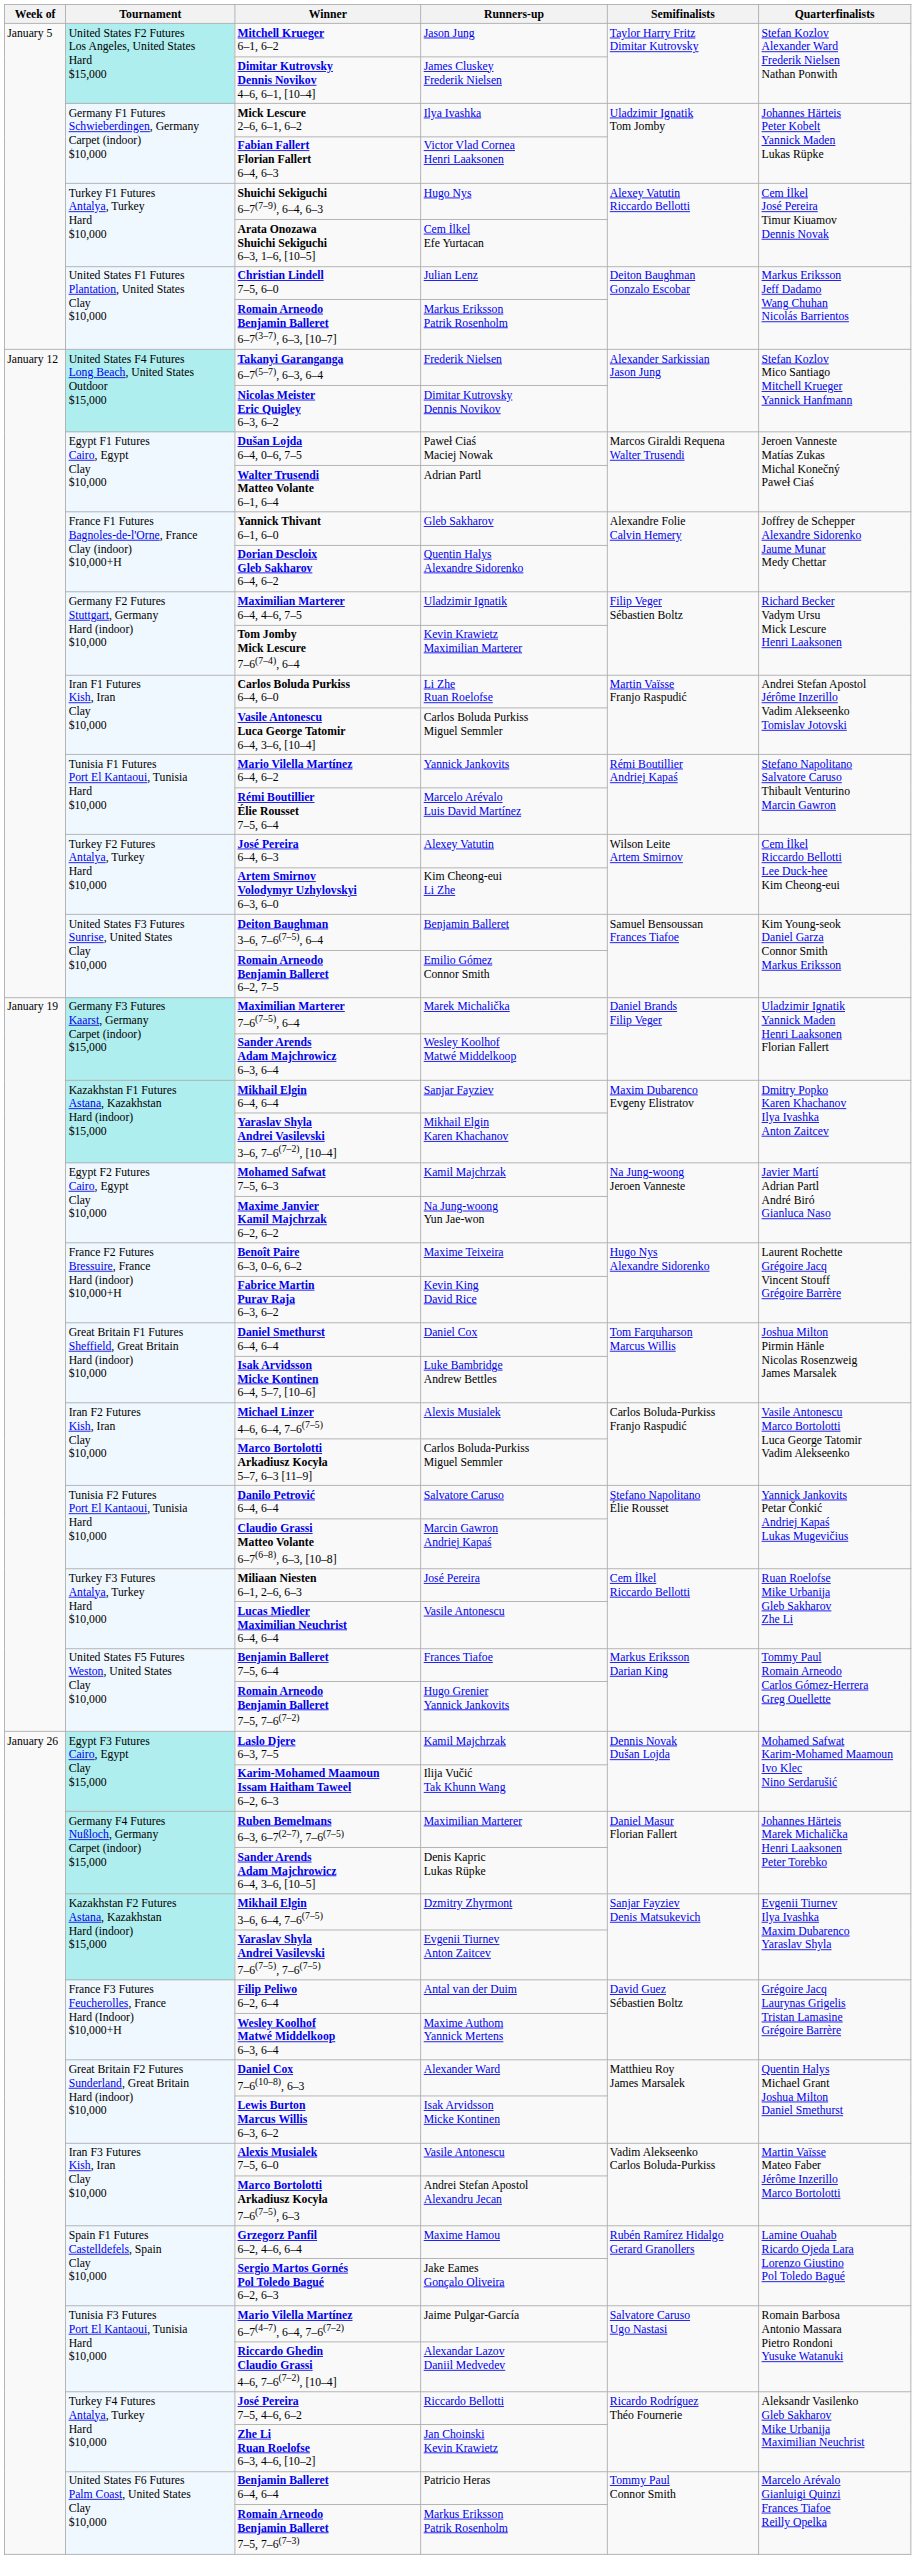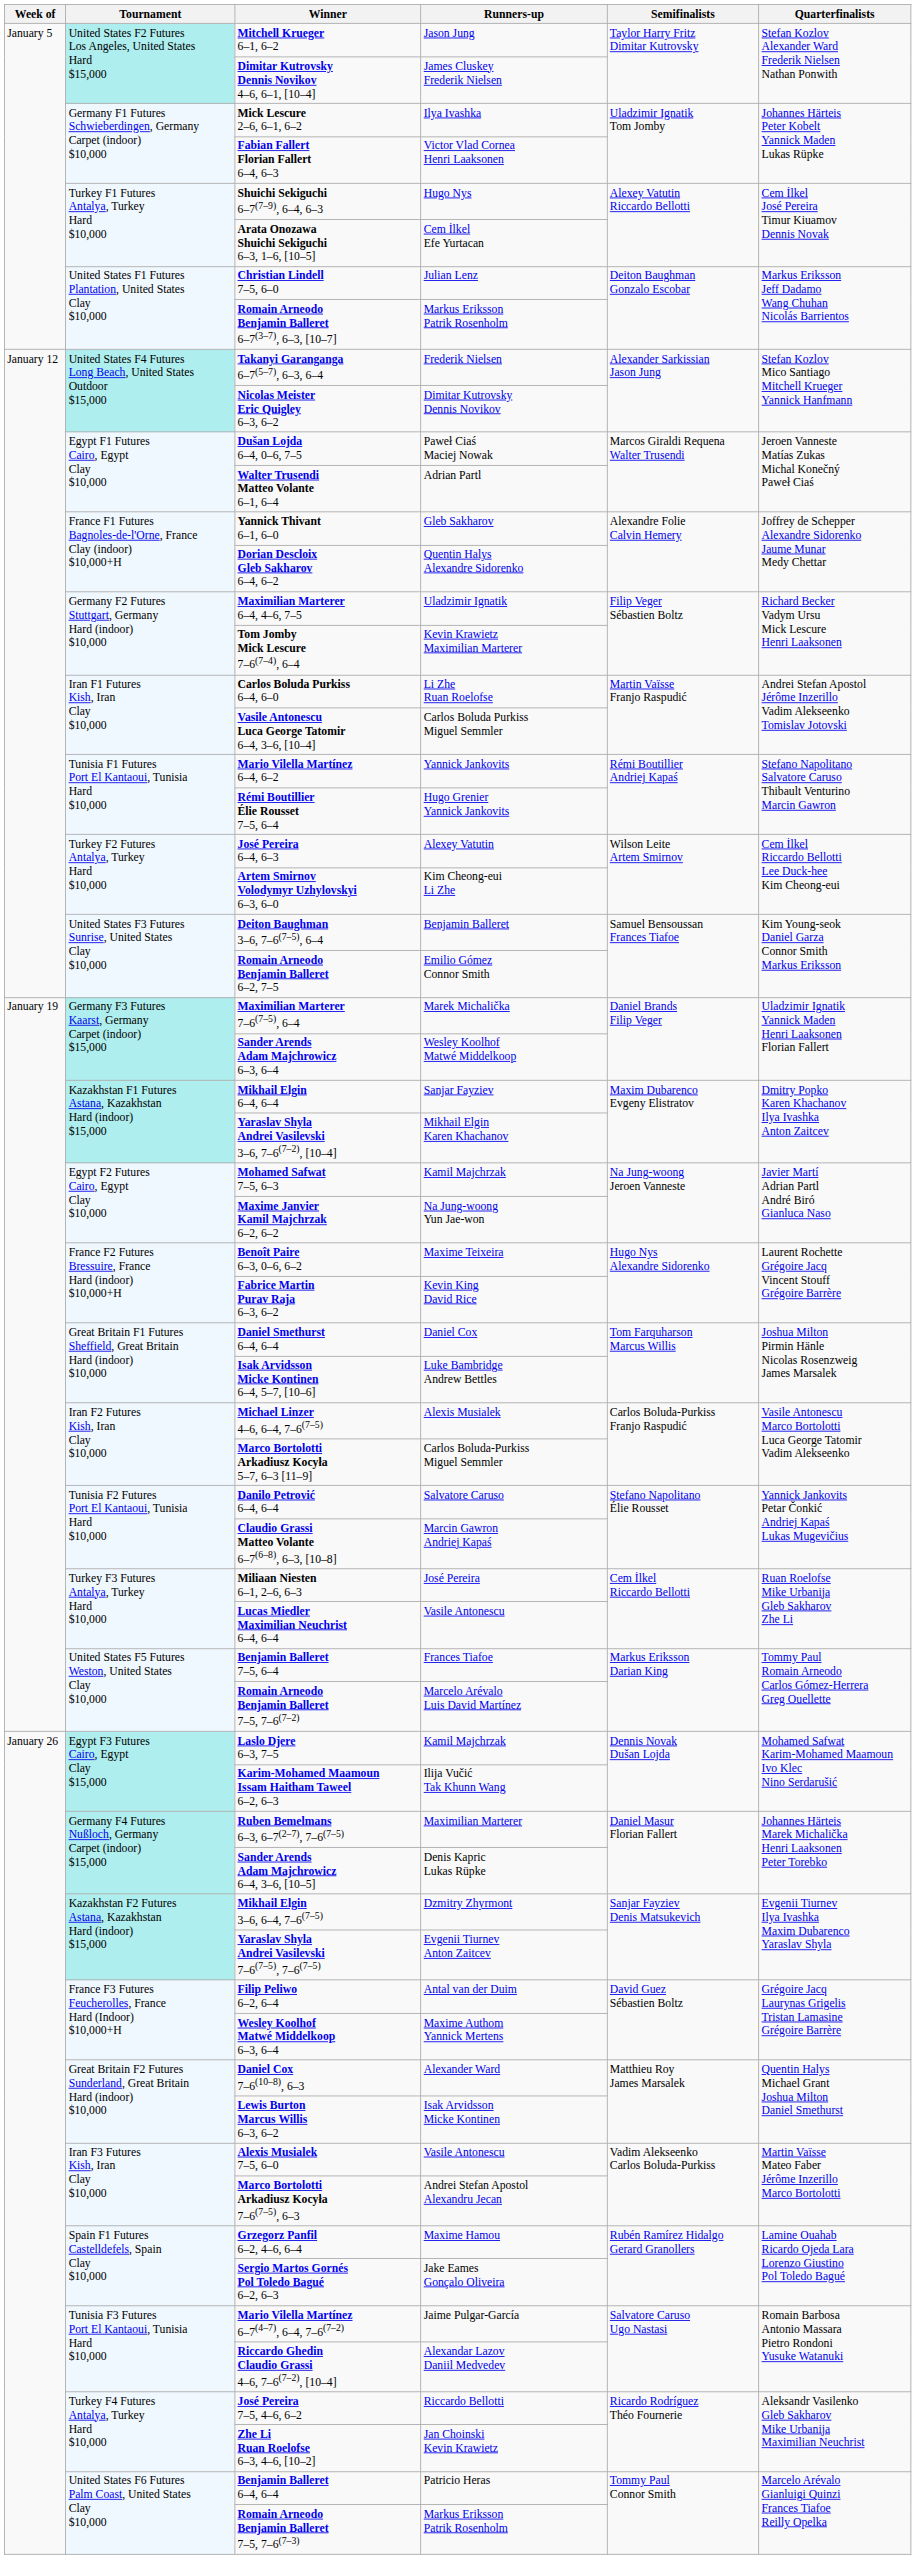(472, 803) Marcelo Arévalo Luis David Martínez -> (466, 803) Hugo Grenier Yannick Jankovits
(466, 1697) Hugo Grenier Yannick Jankovits -> (472, 1697) Marcelo Arévalo Luis David Martínez
